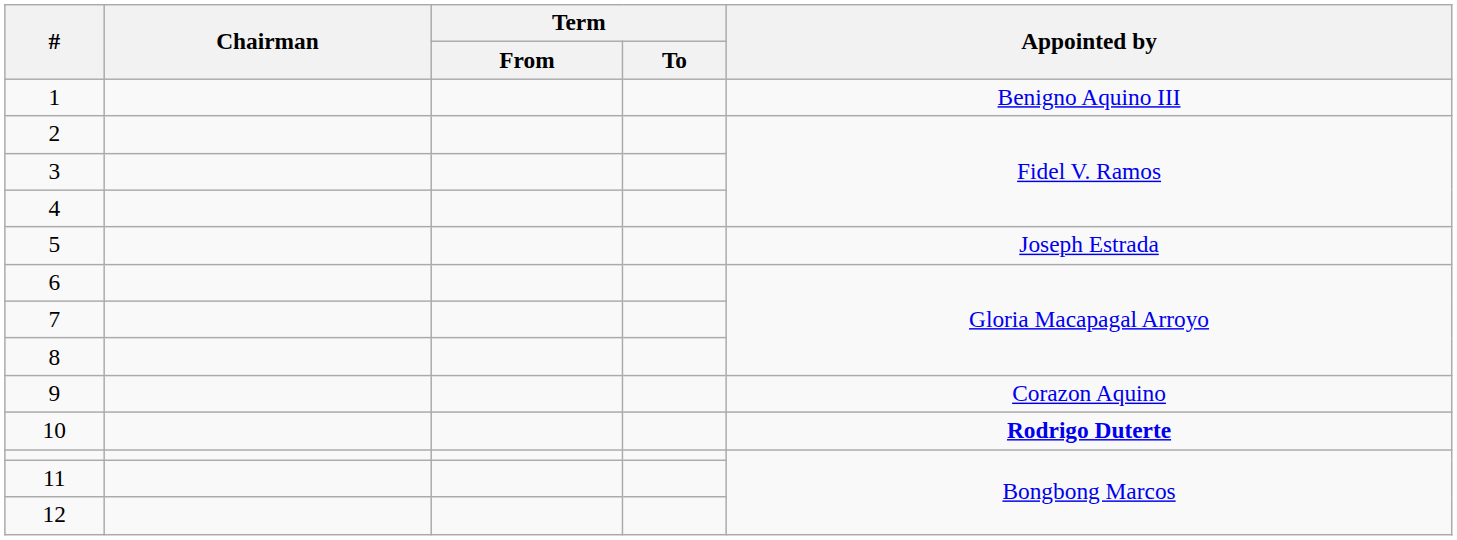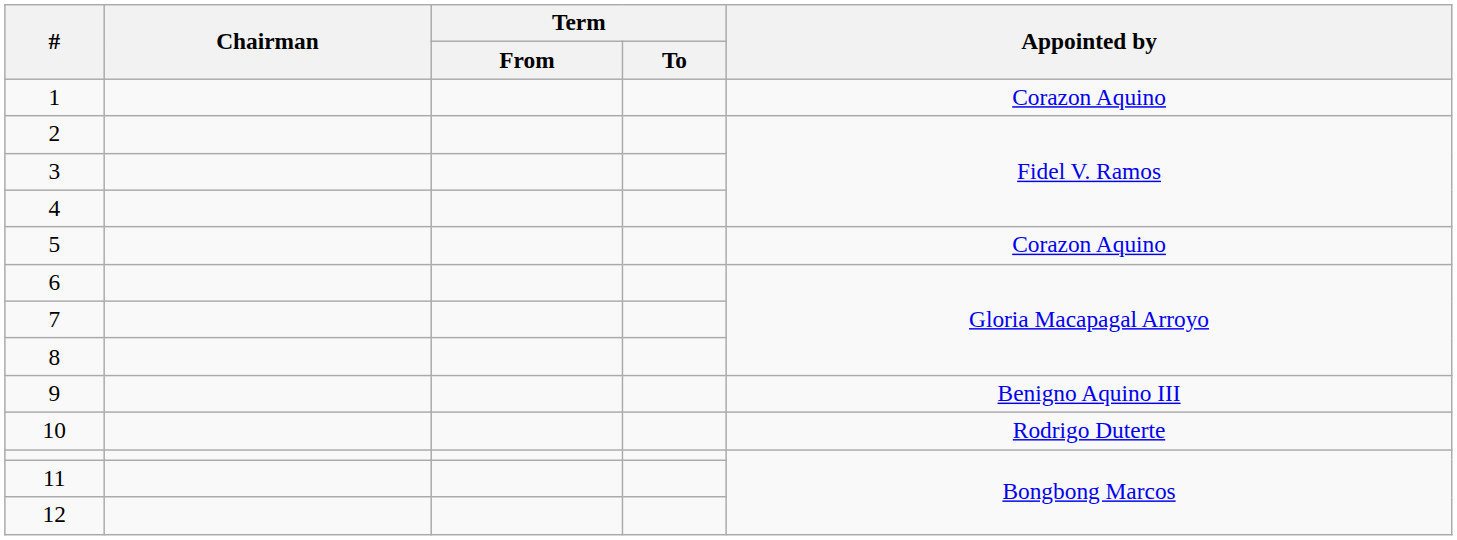(1089, 97) Benigno Aquino III -> (1089, 97) Corazon Aquino
(1089, 245) Joseph Estrada -> (1089, 245) Corazon Aquino
(1089, 393) Corazon Aquino -> (1089, 393) Benigno Aquino III
(1089, 430) bold -> (1089, 430) normal
